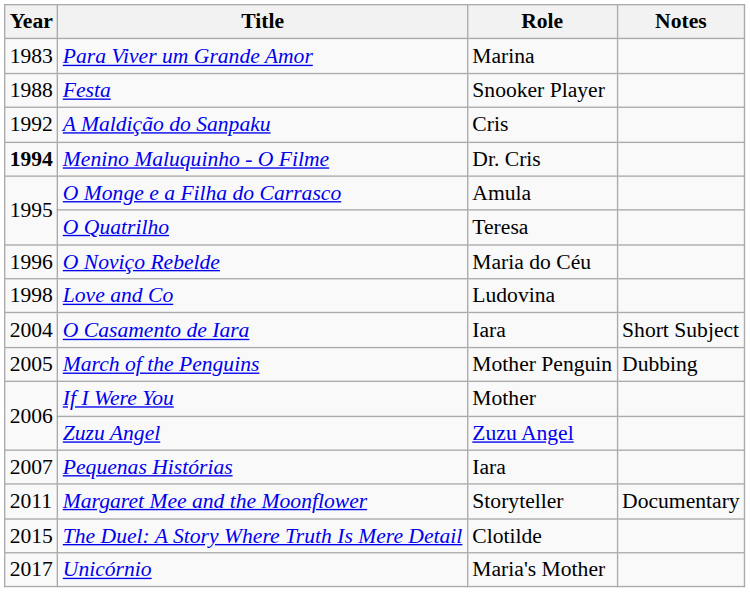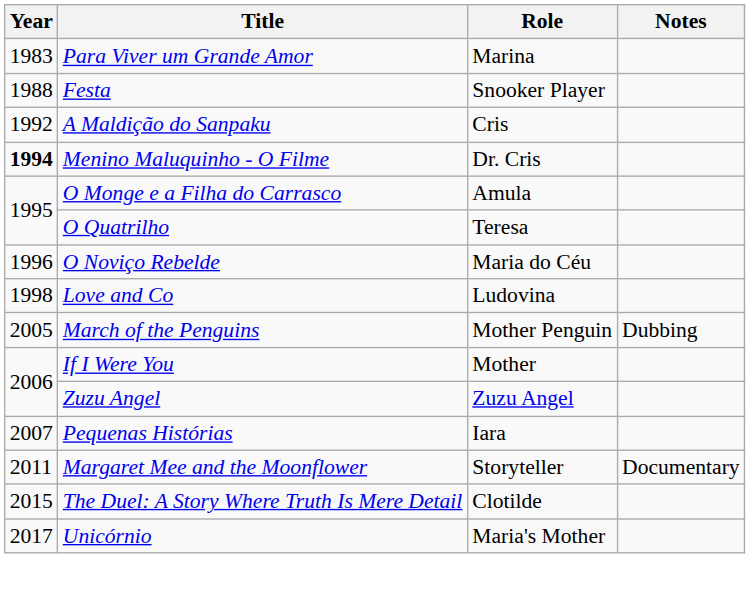- row: (156, 329)
